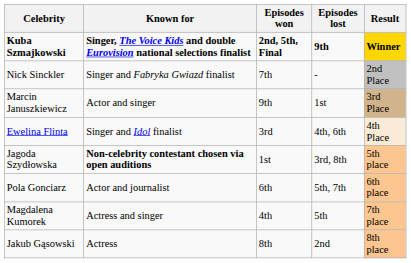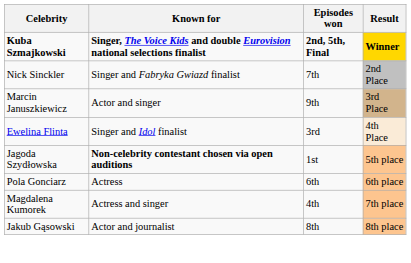- column: (338, 18)
(128, 187) Actor and journalist -> (107, 181) Actress
(102, 244) Actress -> (133, 226) Actor and journalist
